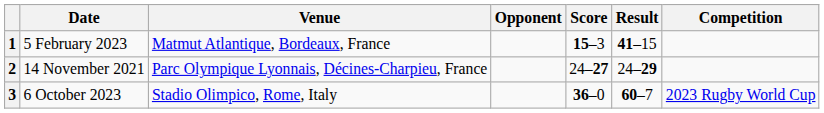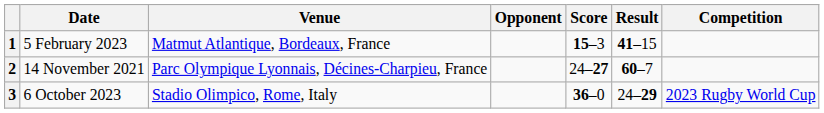(637, 69) 24–29 -> (637, 69) 60–7
(637, 95) 60–7 -> (637, 95) 24–29
